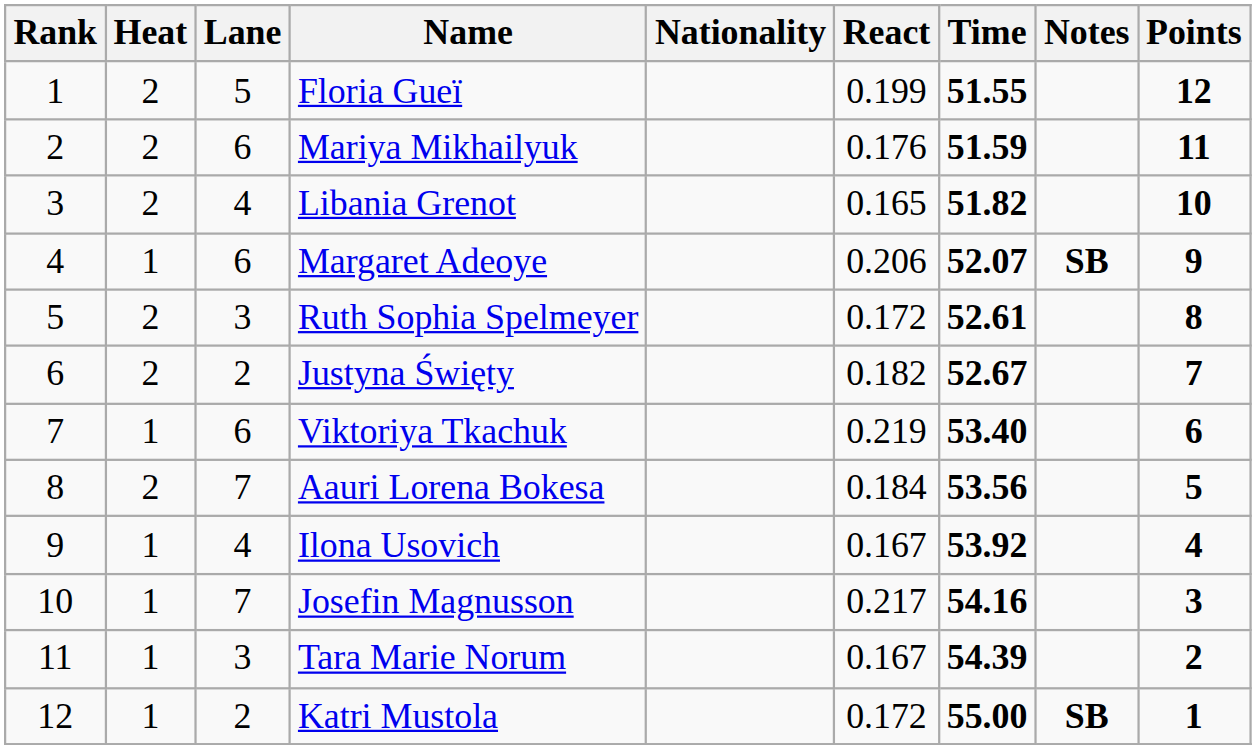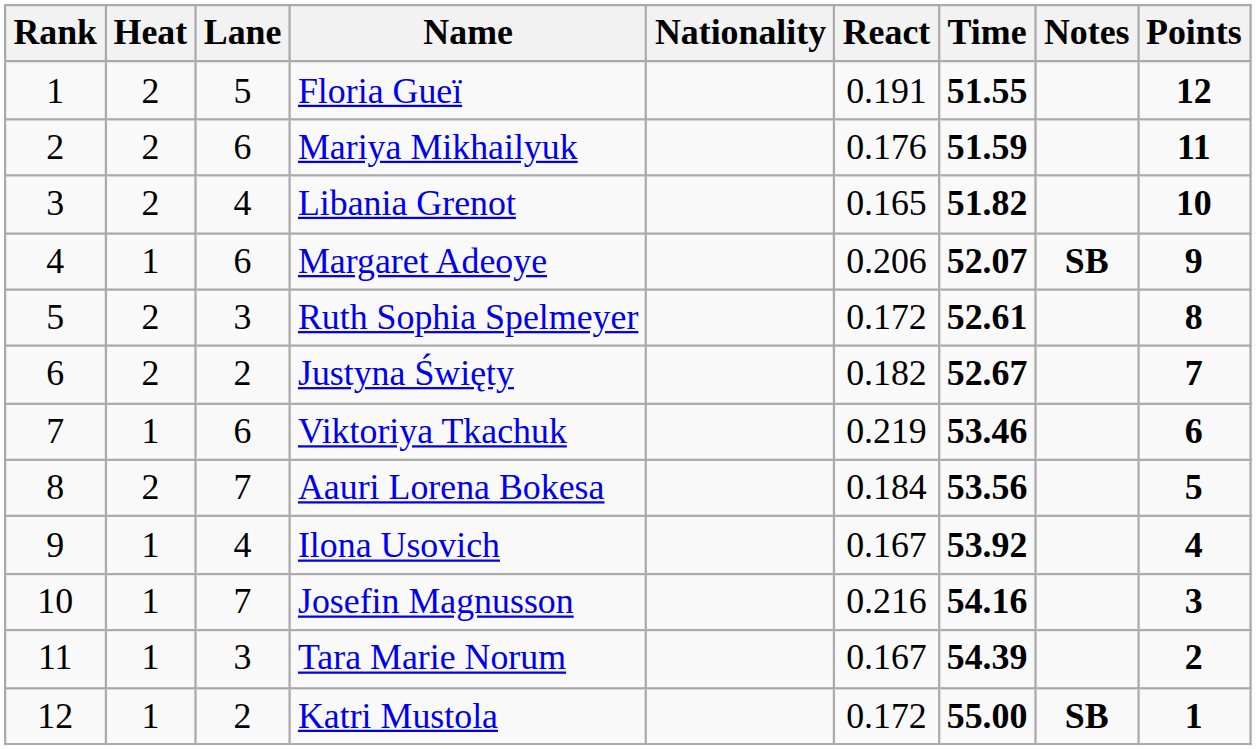(886, 89) 0.199 -> (886, 89) 0.191
(987, 430) 53.40 -> (987, 430) 53.46
(886, 601) 0.217 -> (886, 601) 0.216
